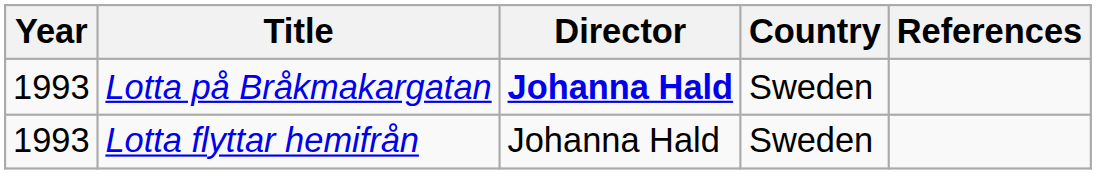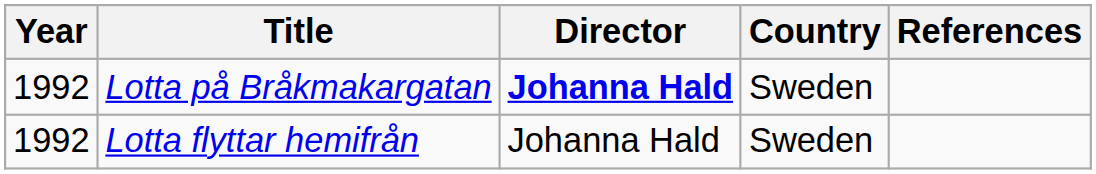(51, 86) 1993 -> (51, 86) 1992
(51, 140) 1993 -> (51, 140) 1992
